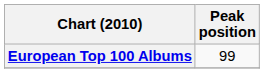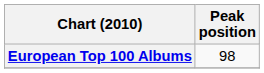(227, 56) 99 -> (227, 56) 98
